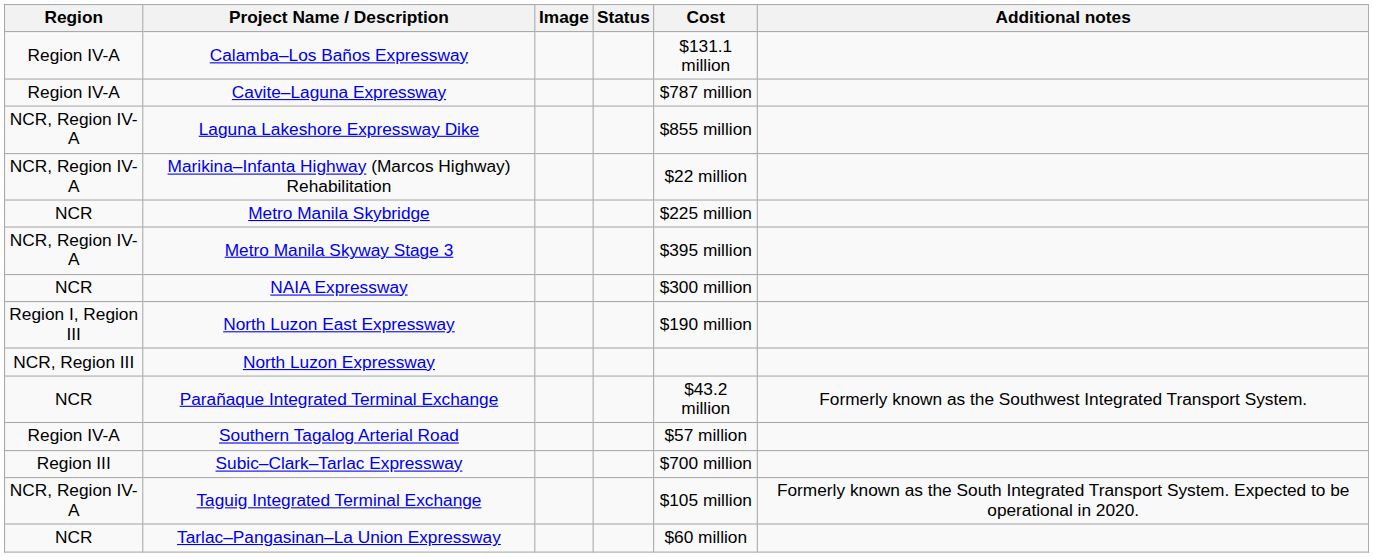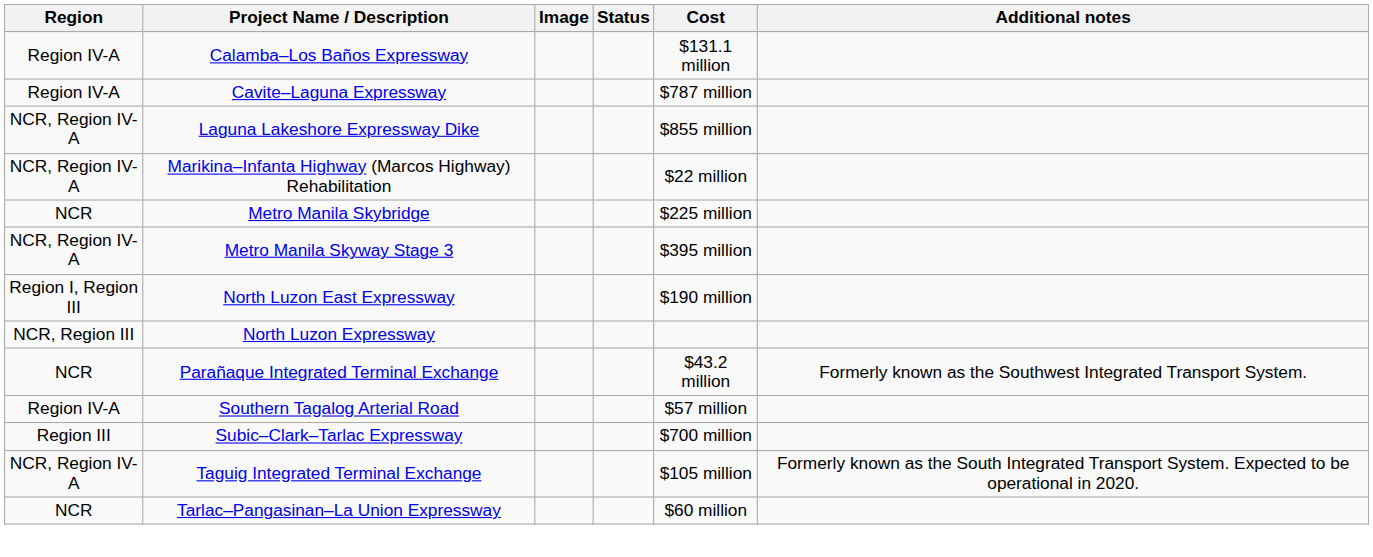- row: (339, 287)
